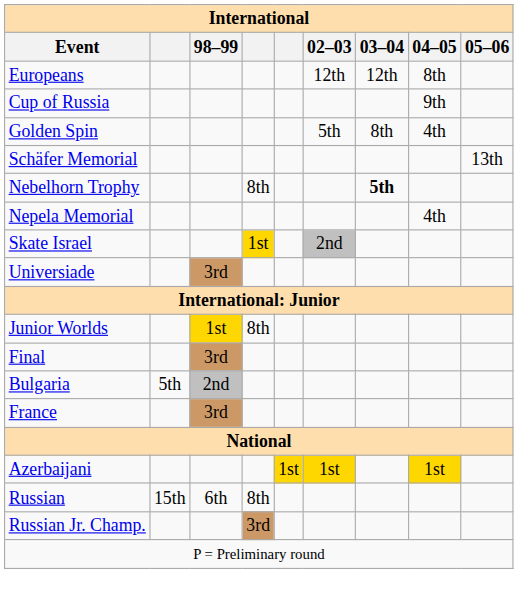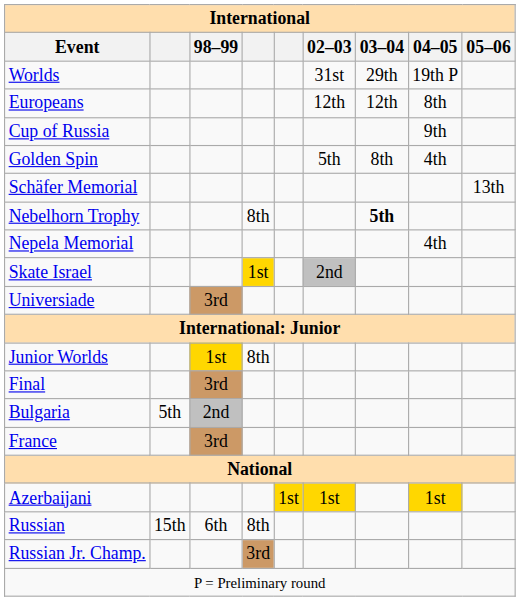+ row: (34, 74)
